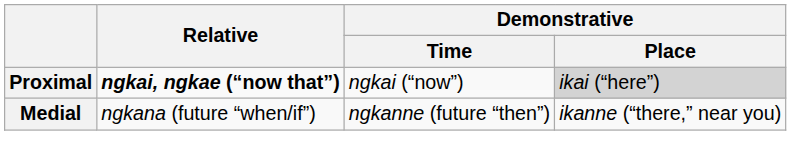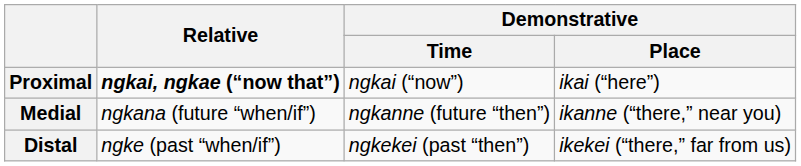(609, 82) lightgrey background -> (609, 82) no background
+ row: (51, 144)
